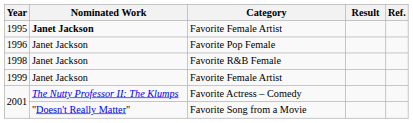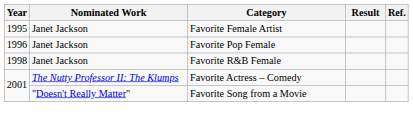(63, 28) bold -> (60, 28) normal
- row: (17, 77)
